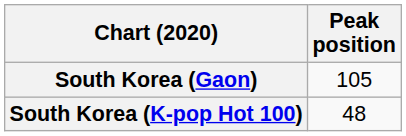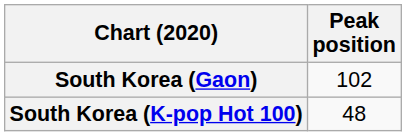(354, 79) 105 -> (354, 79) 102
